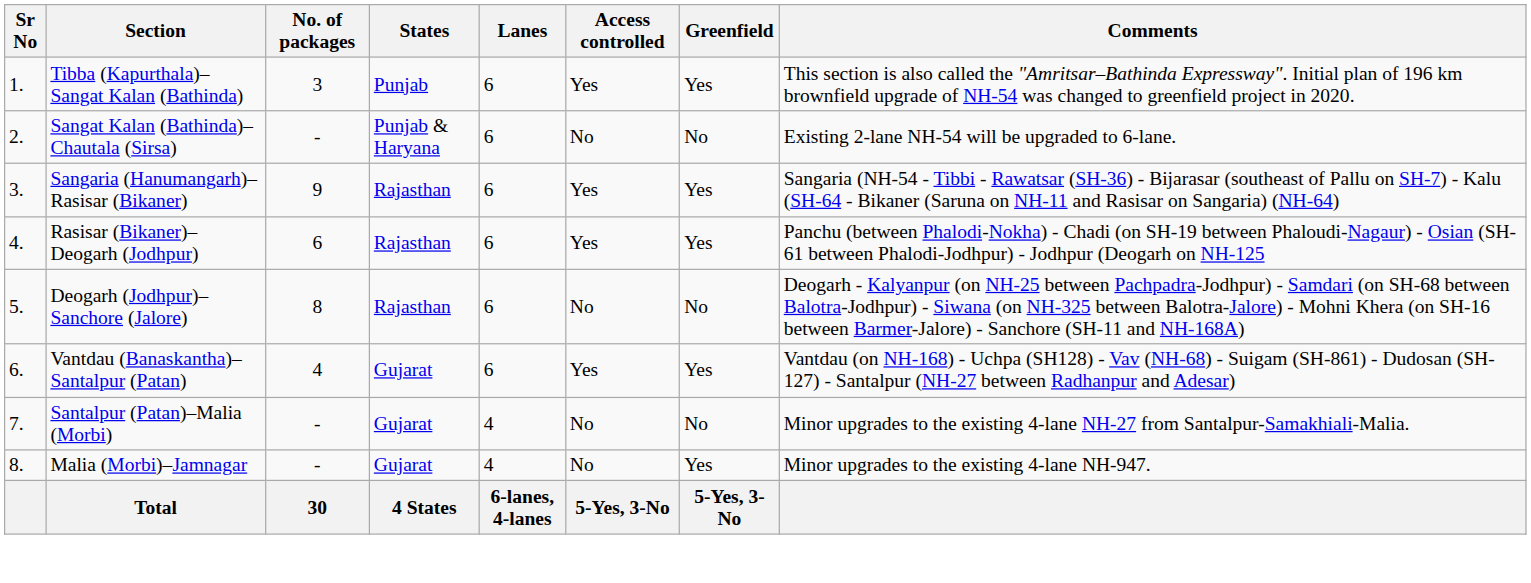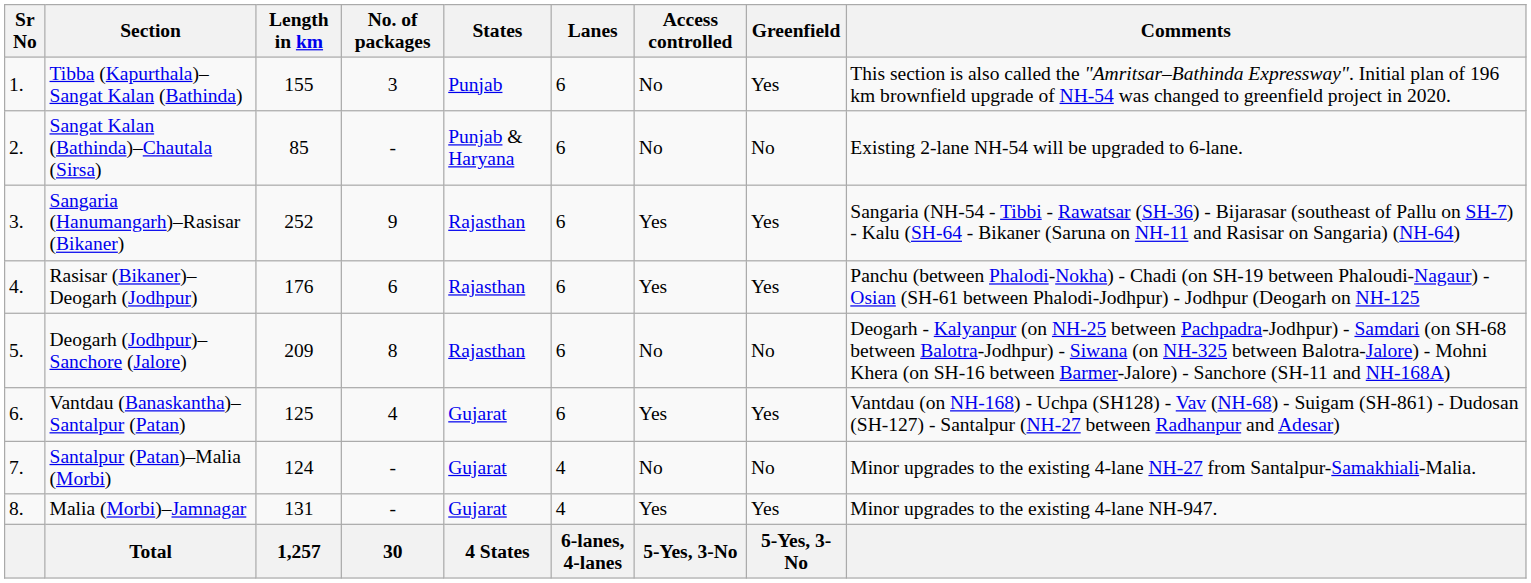+ column: (299, 30)
(584, 83) Yes -> (651, 83) No
(582, 465) No -> (653, 509) Yes
